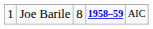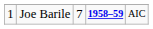(79, 14) 8 -> (79, 14) 7
